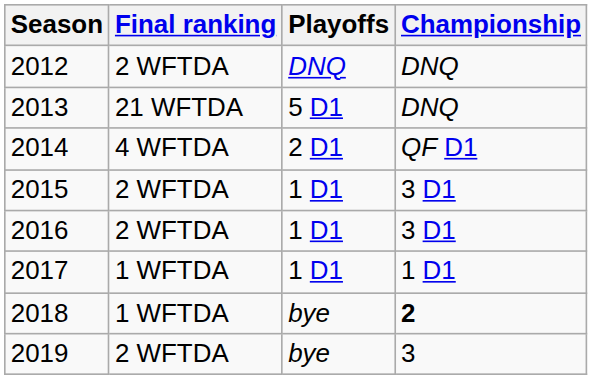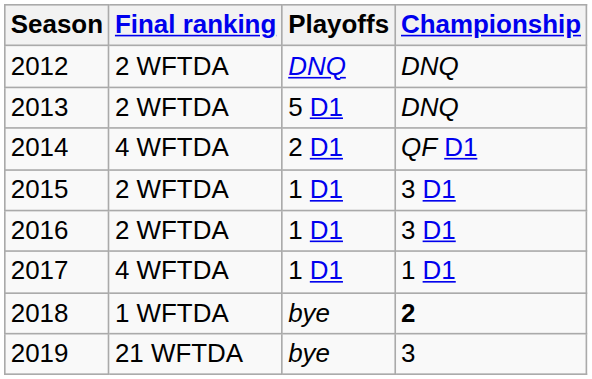(179, 107) 21 WFTDA -> (172, 107) 2 WFTDA
(172, 271) 1 WFTDA -> (172, 271) 4 WFTDA
(172, 353) 2 WFTDA -> (179, 353) 21 WFTDA
